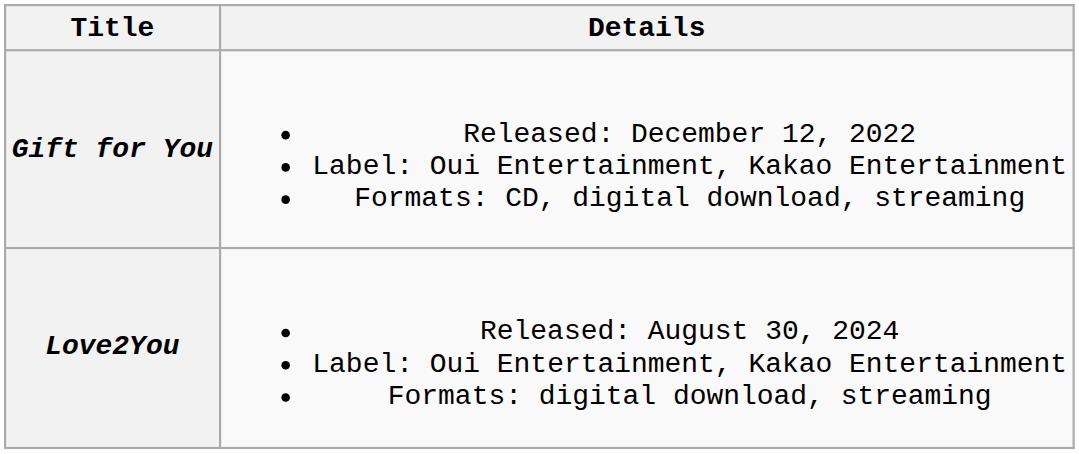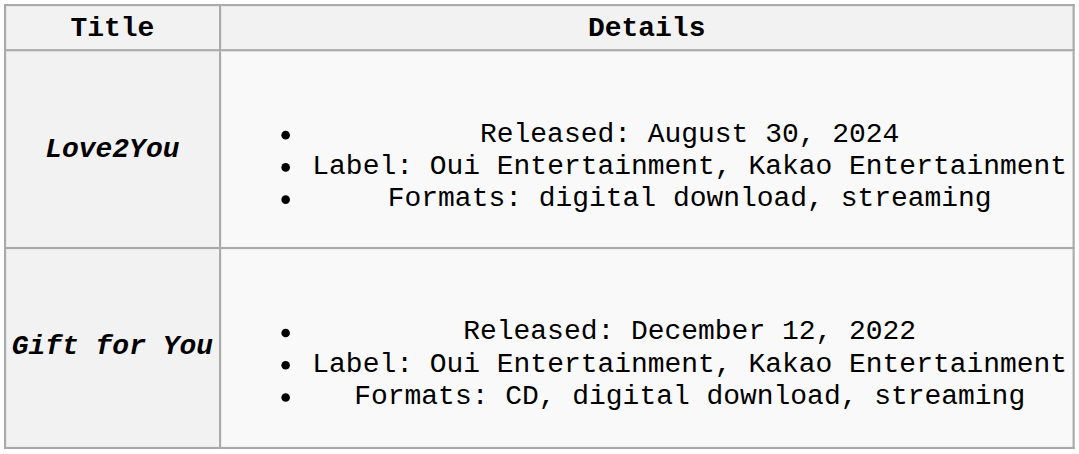rows swapped: (112, 150) <-> (112, 348)
